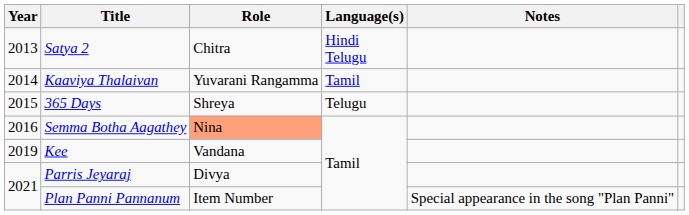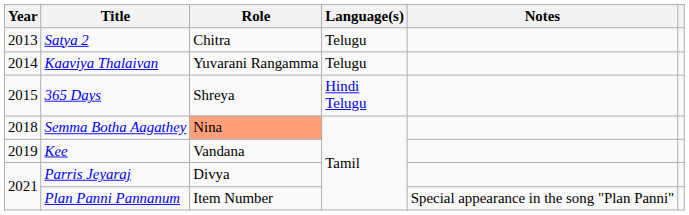(346, 48) Hindi Telugu -> (346, 39) Telugu
(343, 80) Tamil -> (346, 63) Telugu
(346, 103) Telugu -> (346, 95) Hindi Telugu
(23, 127) 2016 -> (23, 127) 2018
